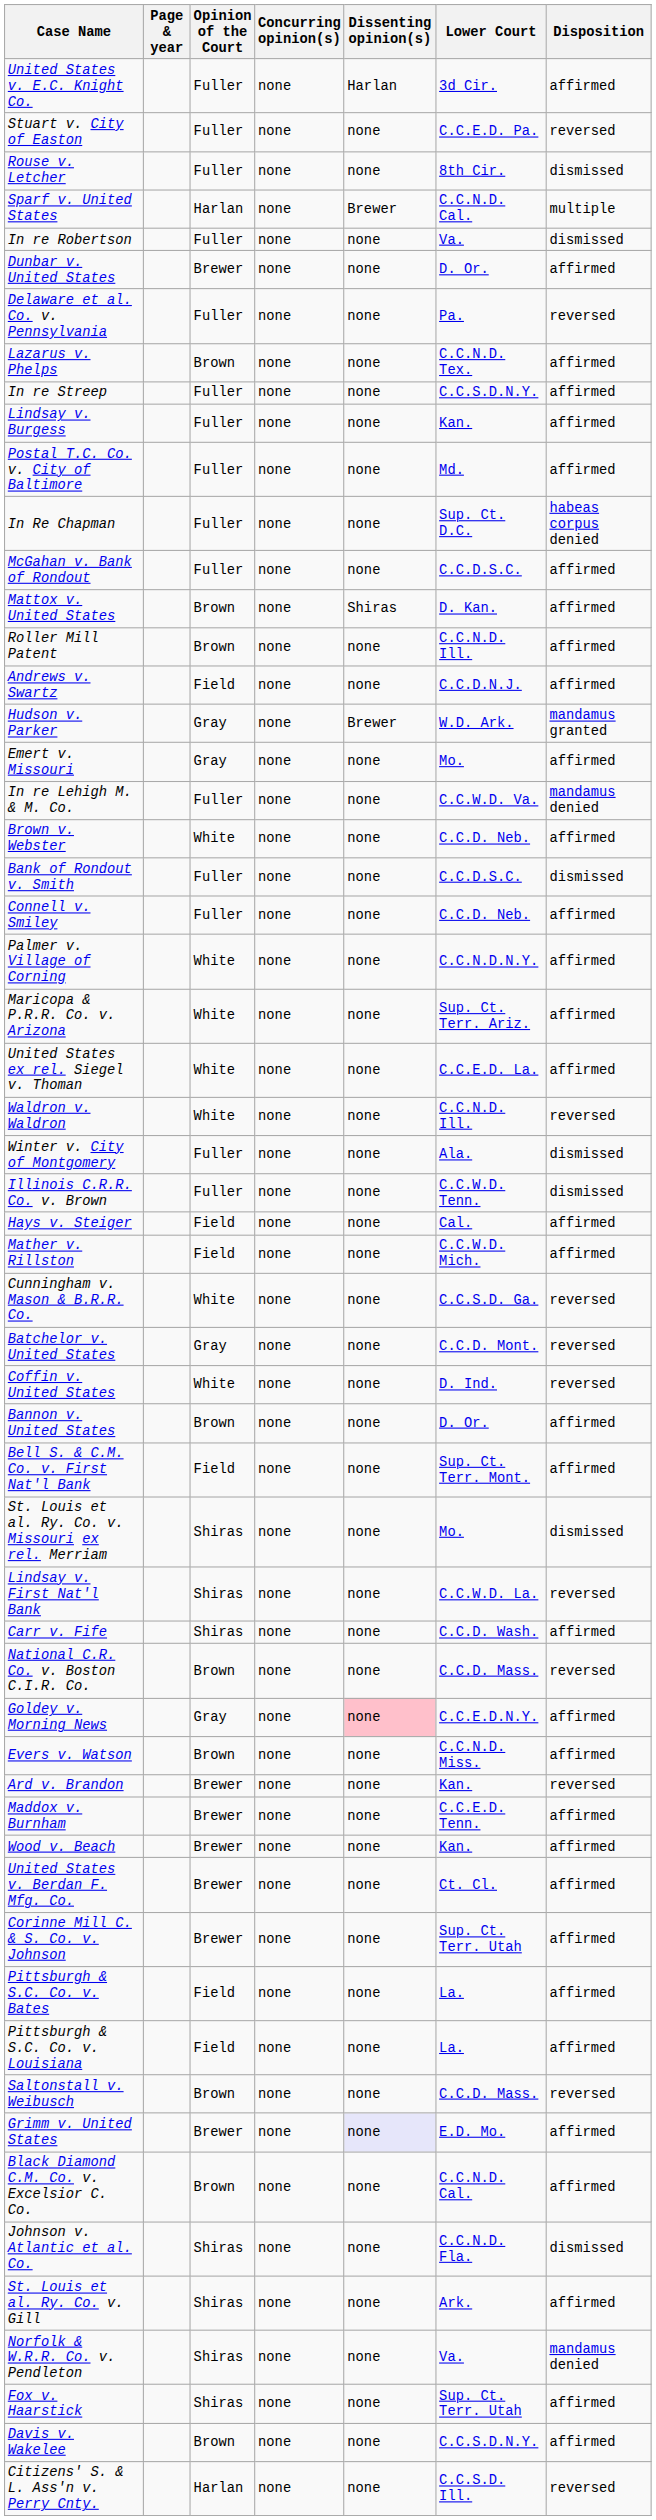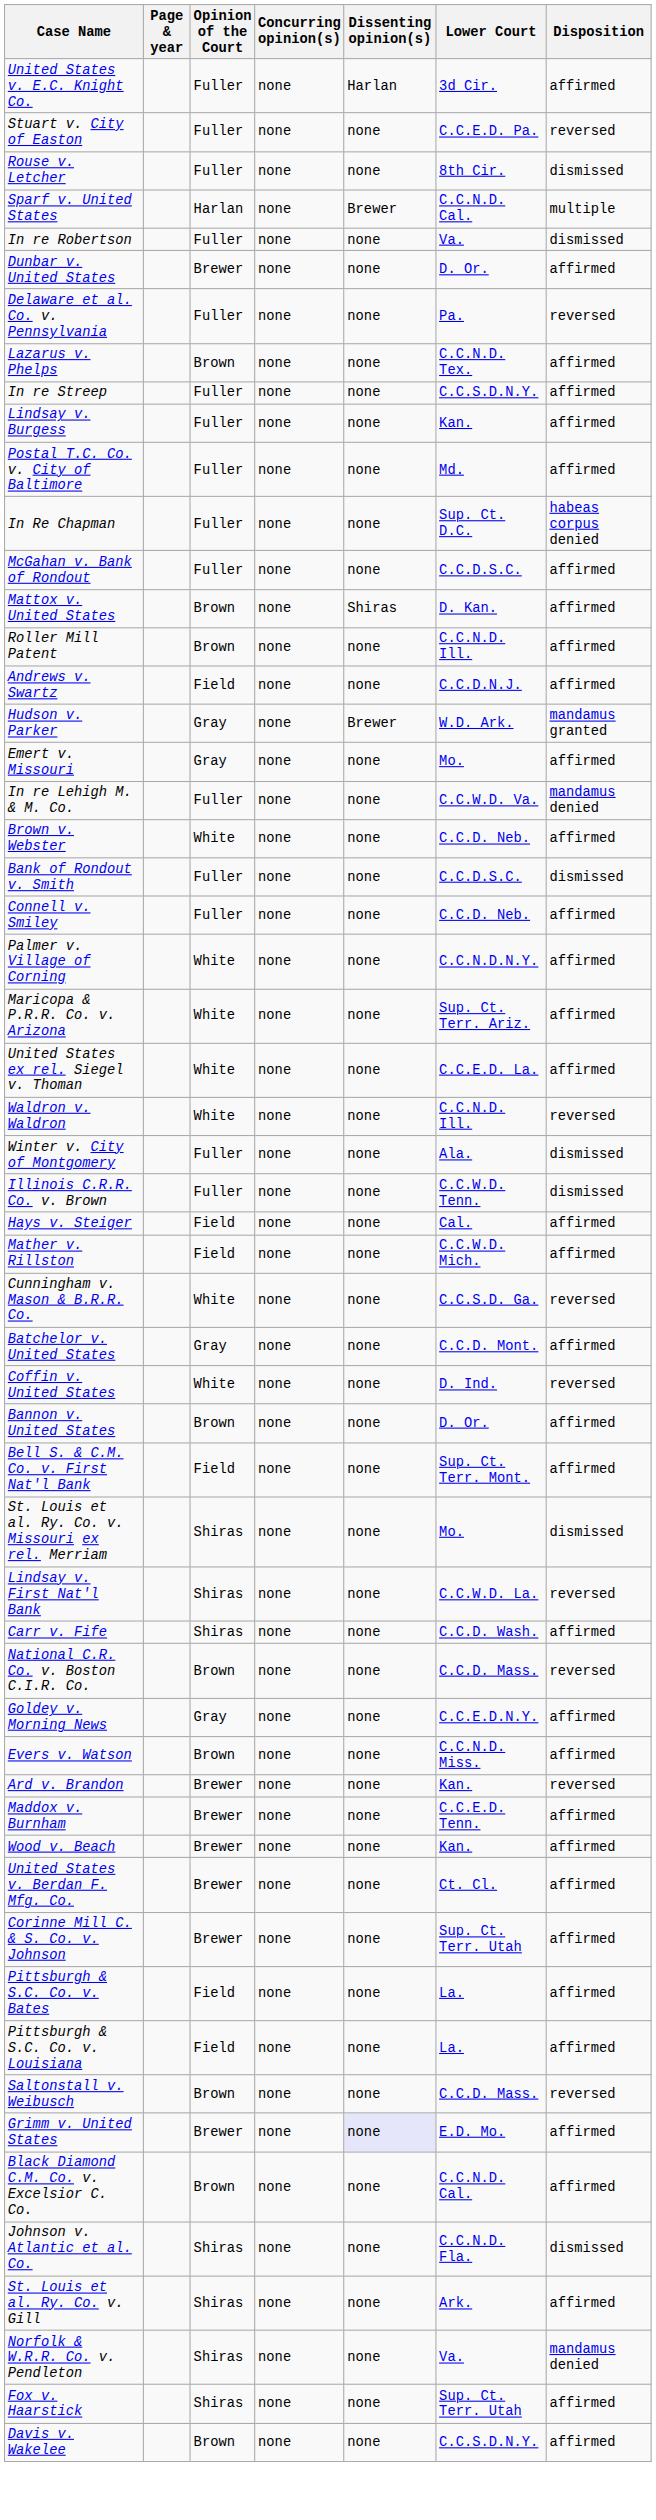(583, 1347) reversed -> (583, 1347) affirmed
(364, 1717) pink background -> (364, 1717) no background
- row: (66, 2488)
